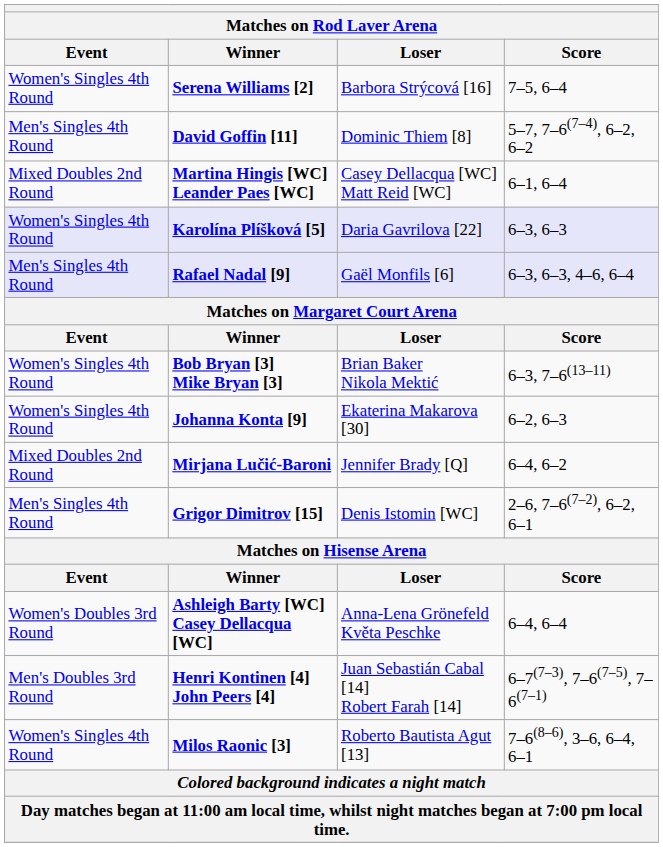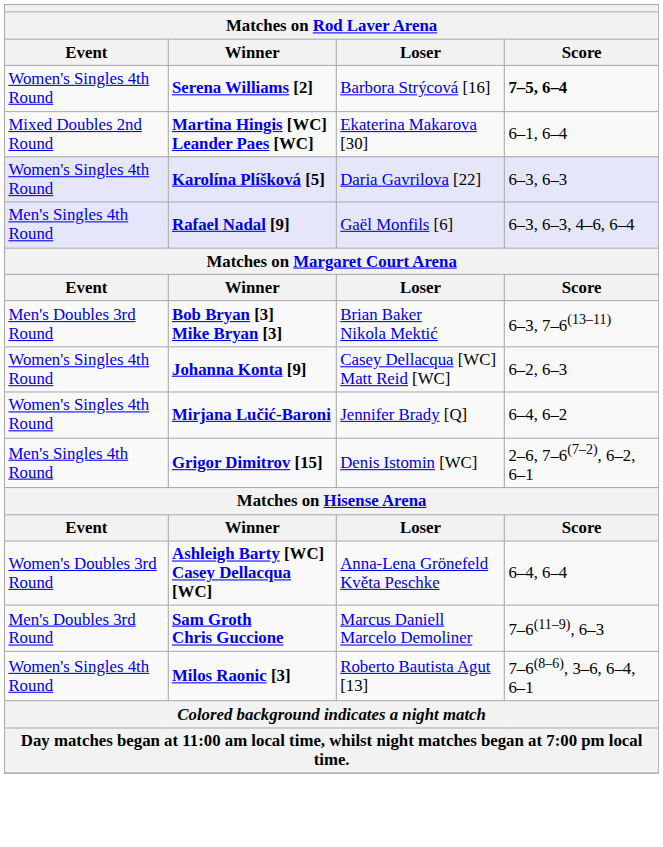(537, 88) normal -> (538, 88) bold
- row: (235, 136)
(419, 183) Casey Dellacqua [WC] Matt Reid [WC] -> (409, 133) Ekaterina Makarova [30]
(79, 373) Women's Singles 4th Round -> (72, 323) Men's Doubles 3rd Round
(409, 419) Ekaterina Makarova [30] -> (418, 369) Casey Dellacqua [WC] Matt Reid [WC]
(75, 464) Mixed Doubles 2nd Round -> (79, 414) Women's Singles 4th Round
- row: (241, 687)
+ row: (228, 628)
